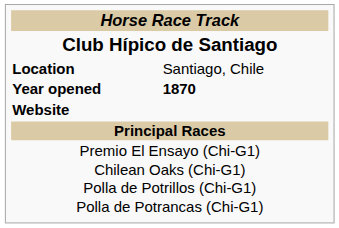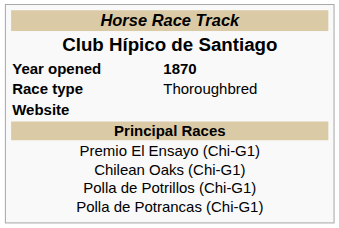- row: (43, 68)
+ row: (48, 89)
